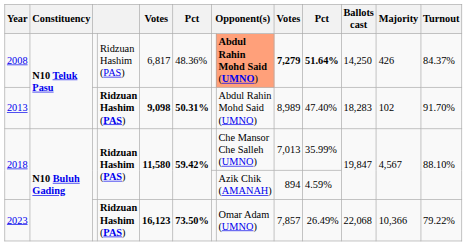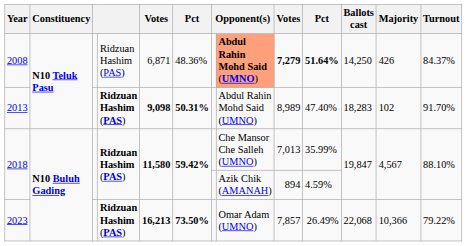(159, 60) 6,817 -> (159, 60) 6,871
(156, 220) 16,123 -> (156, 220) 16,213
